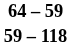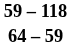rows swapped: (36, 36) <-> (36, 11)
